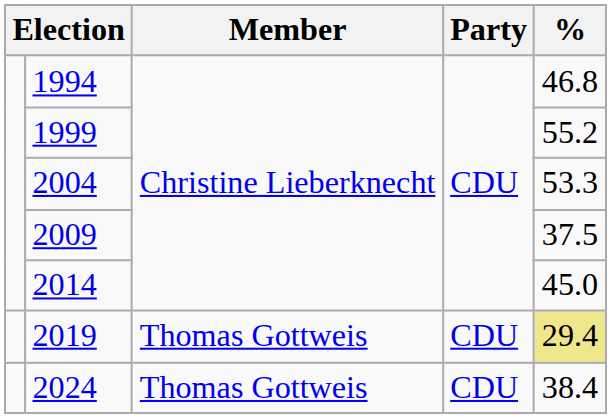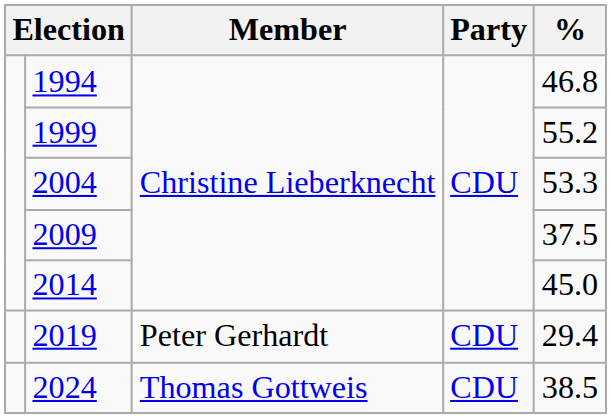(254, 336) Thomas Gottweis -> (234, 336) Peter Gerhardt
(570, 336) khaki background -> (570, 336) no background
(570, 387) 38.4 -> (570, 387) 38.5
